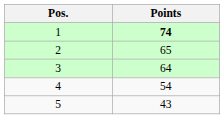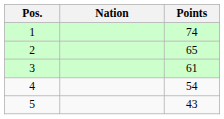+ column: (112, 13)
(166, 31) bold -> (192, 31) normal
(166, 68) 64 -> (192, 68) 61
